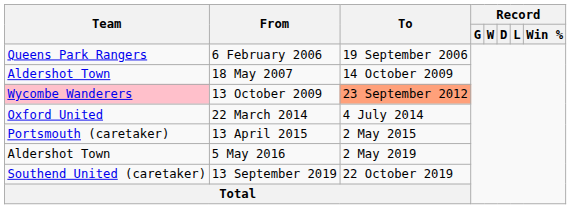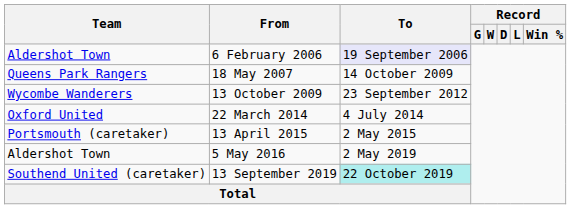(77, 54) Queens Park Rangers -> (59, 54) Aldershot Town
(405, 54) no background -> (405, 54) lavender background
(59, 74) Aldershot Town -> (77, 74) Queens Park Rangers
(70, 94) pink background -> (70, 94) no background
(405, 94) lightsalmon background -> (405, 94) no background
(398, 174) no background -> (398, 174) paleturquoise background
